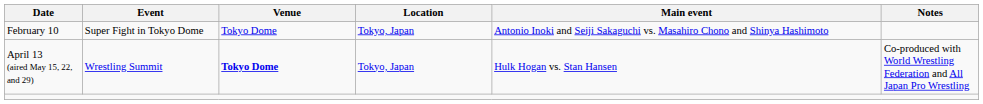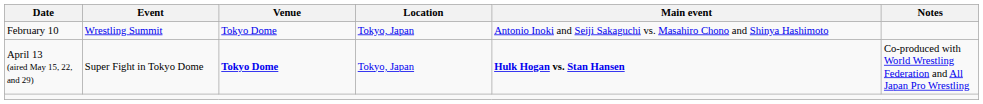(144, 30) Super Fight in Tokyo Dome -> (124, 30) Wrestling Summit
(124, 66) Wrestling Summit -> (144, 66) Super Fight in Tokyo Dome
(556, 66) normal -> (559, 66) bold
